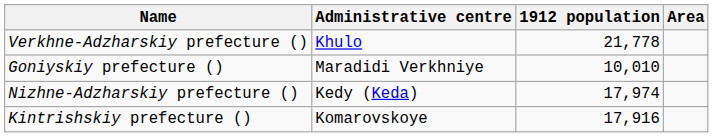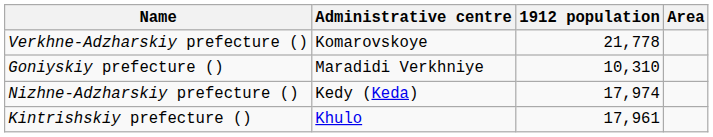(339, 43) Khulo -> (372, 43) Komarovskoye
(632, 68) 10,010 -> (632, 68) 10,310
(372, 119) Komarovskoye -> (339, 119) Khulo
(632, 119) 17,916 -> (632, 119) 17,961
